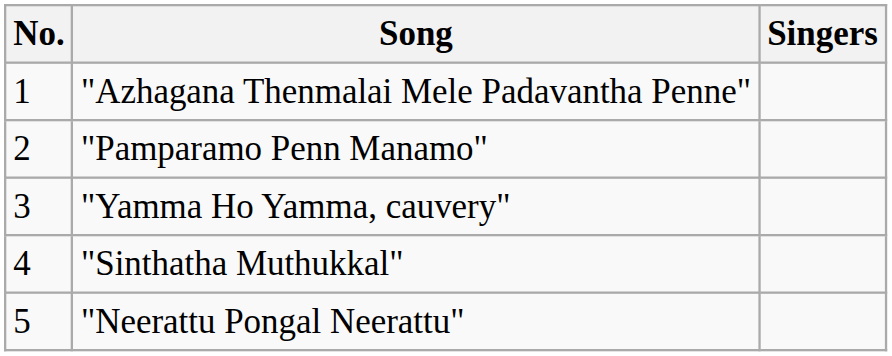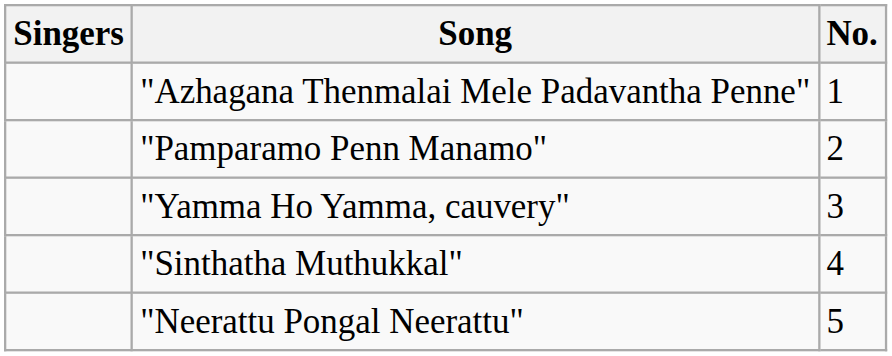columns swapped: (39, 33) <-> (822, 33)
